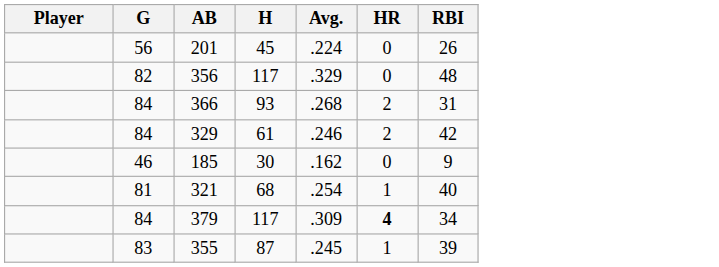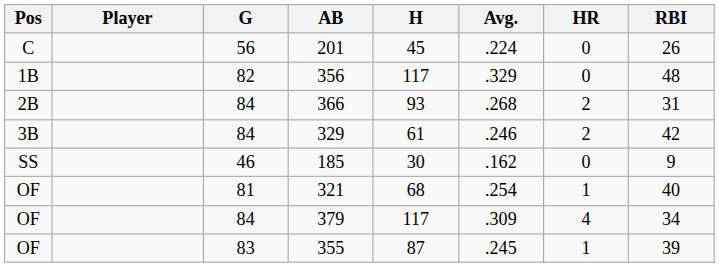+ column: (28, 18)
(387, 219) bold -> (586, 219) normal
